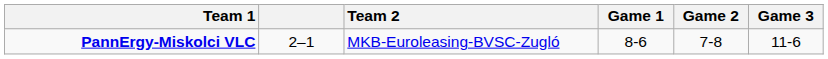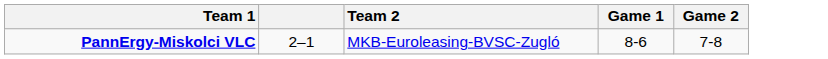- column: (786, 16)
